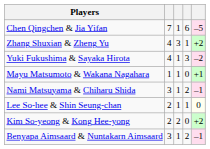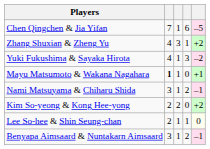(169, 74) normal -> (169, 74) bold
rows swapped: (68, 120) <-> (64, 105)
